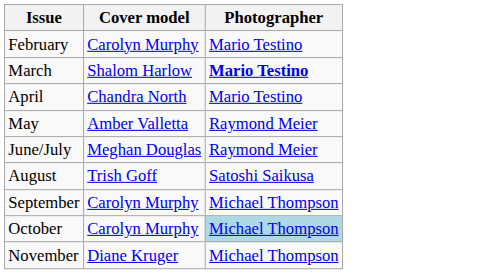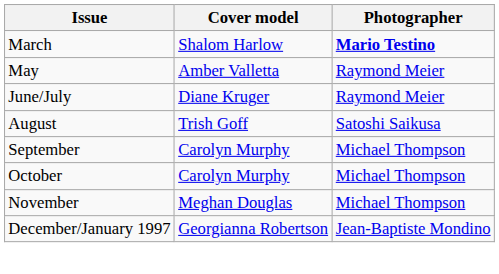- row: (38, 44)
- row: (26, 96)
(144, 149) Meghan Douglas -> (224, 96) Diane Kruger
(274, 228) lightblue background -> (401, 176) no background
(133, 255) Diane Kruger -> (235, 202) Meghan Douglas
+ row: (89, 228)
